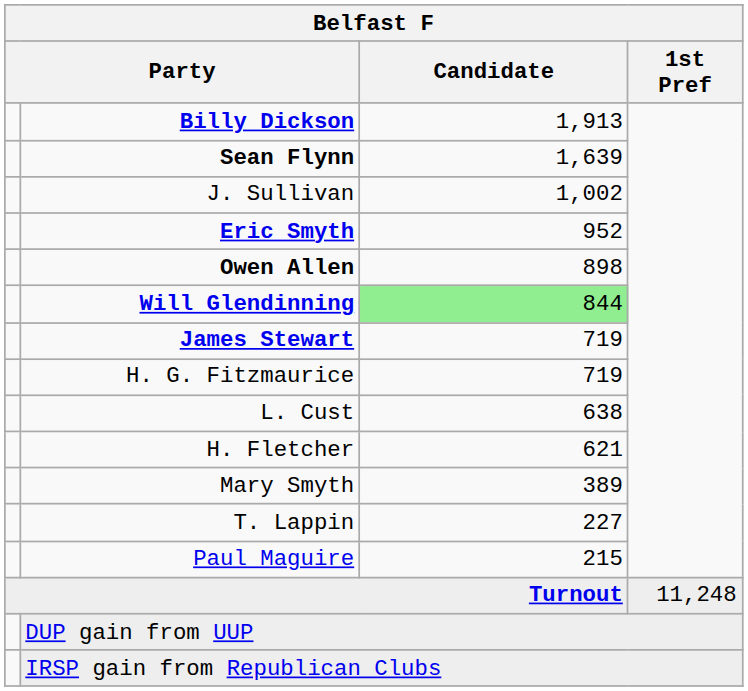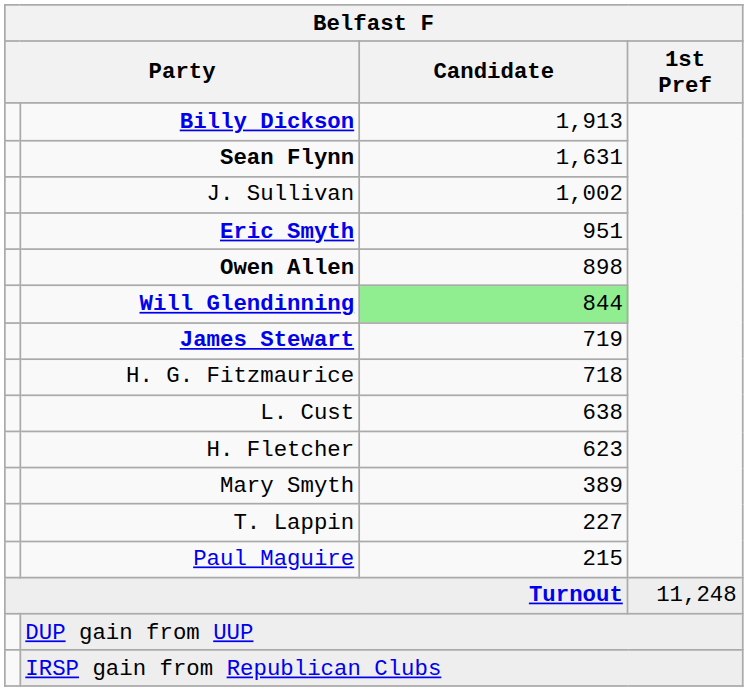(589, 158) 1,639 -> (589, 158) 1,631
(603, 231) 952 -> (603, 231) 951
(603, 377) 719 -> (603, 377) 718
(603, 450) 621 -> (603, 450) 623
